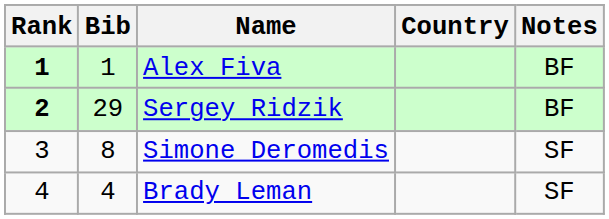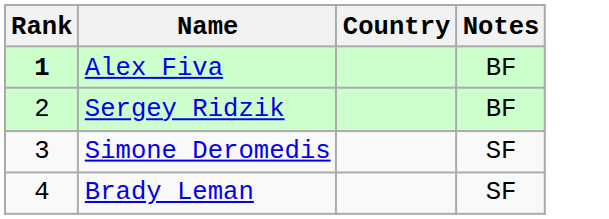- column: (108, 26)
(42, 109) bold -> (42, 109) normal
